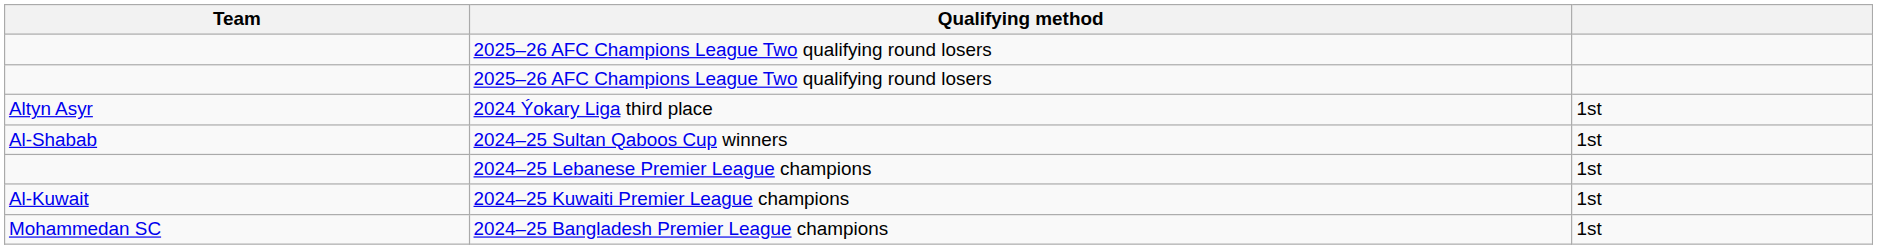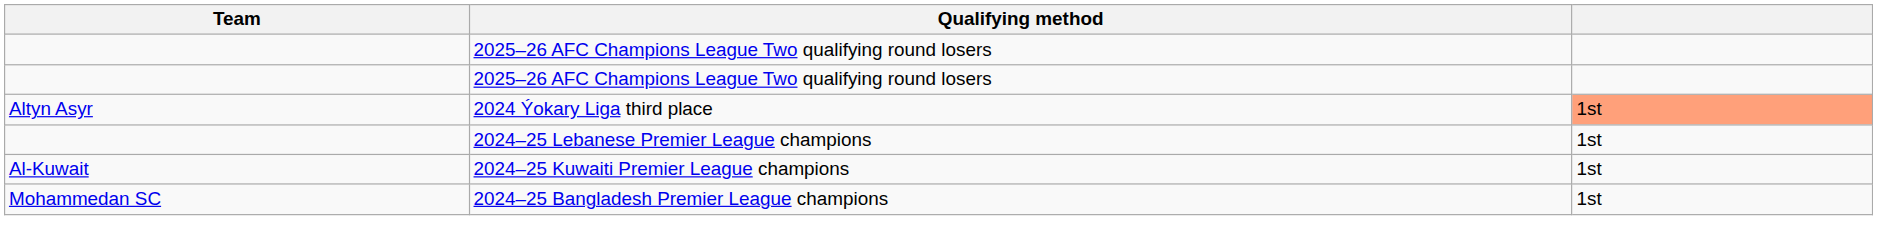(1589, 109) no background -> (1589, 109) lightsalmon background
- row: (53, 139)
